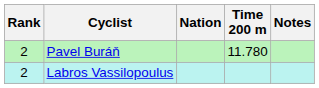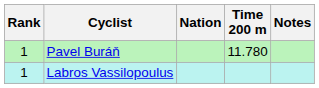(24, 51) 2 -> (24, 51) 1
(24, 72) 2 -> (24, 72) 1
